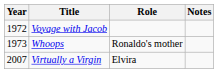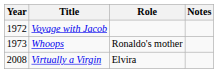(17, 60) 2007 -> (17, 60) 2008
